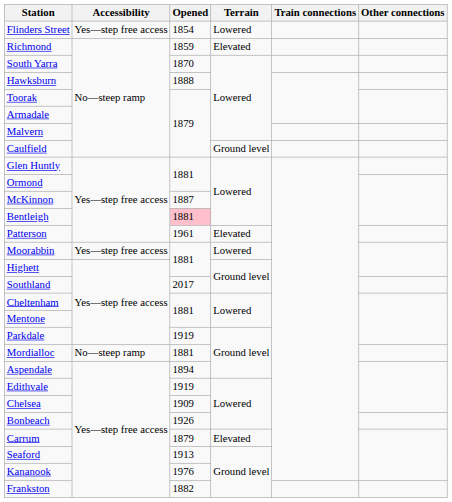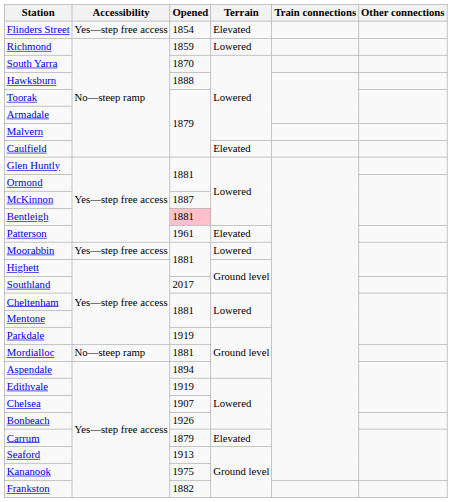(232, 30) Lowered -> (232, 30) Elevated
(232, 47) Elevated -> (232, 47) Lowered
(241, 149) Ground level -> (232, 149) Elevated
(183, 404) 1909 -> (183, 404) 1907
(183, 472) 1976 -> (183, 472) 1975
